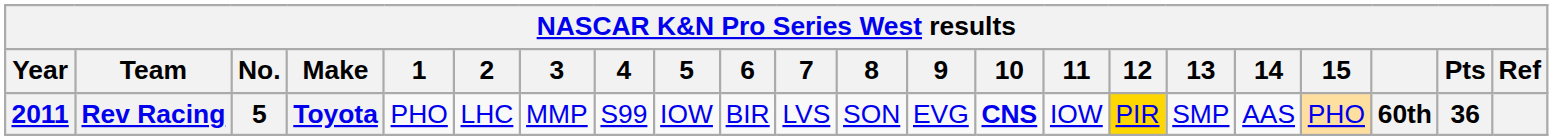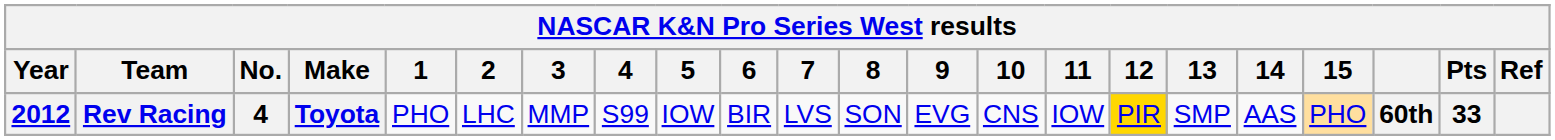(40, 114) 2011 -> (41, 114) 2012
(259, 114) 5 -> (261, 114) 4
(1009, 114) bold -> (1011, 114) normal
(1465, 114) 36 -> (1467, 114) 33
